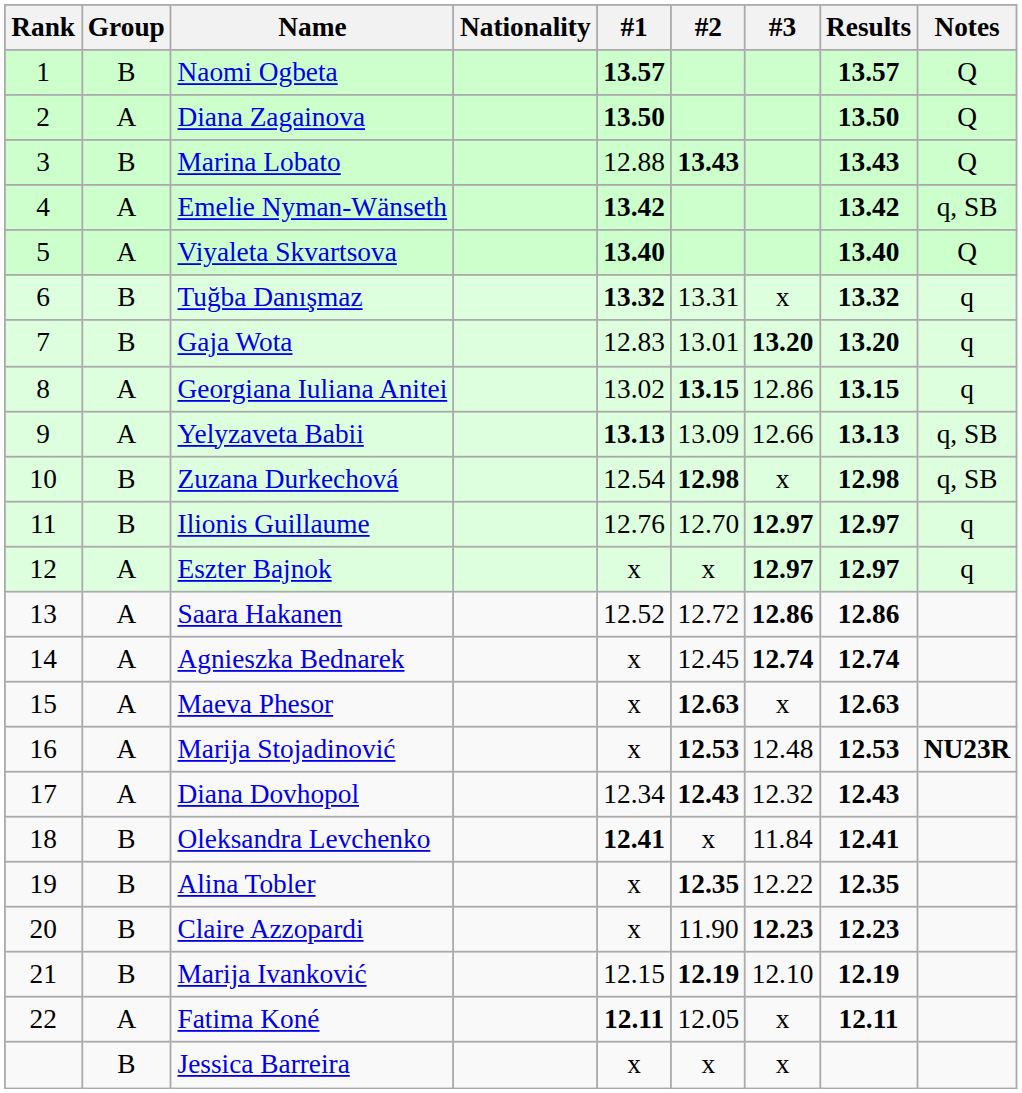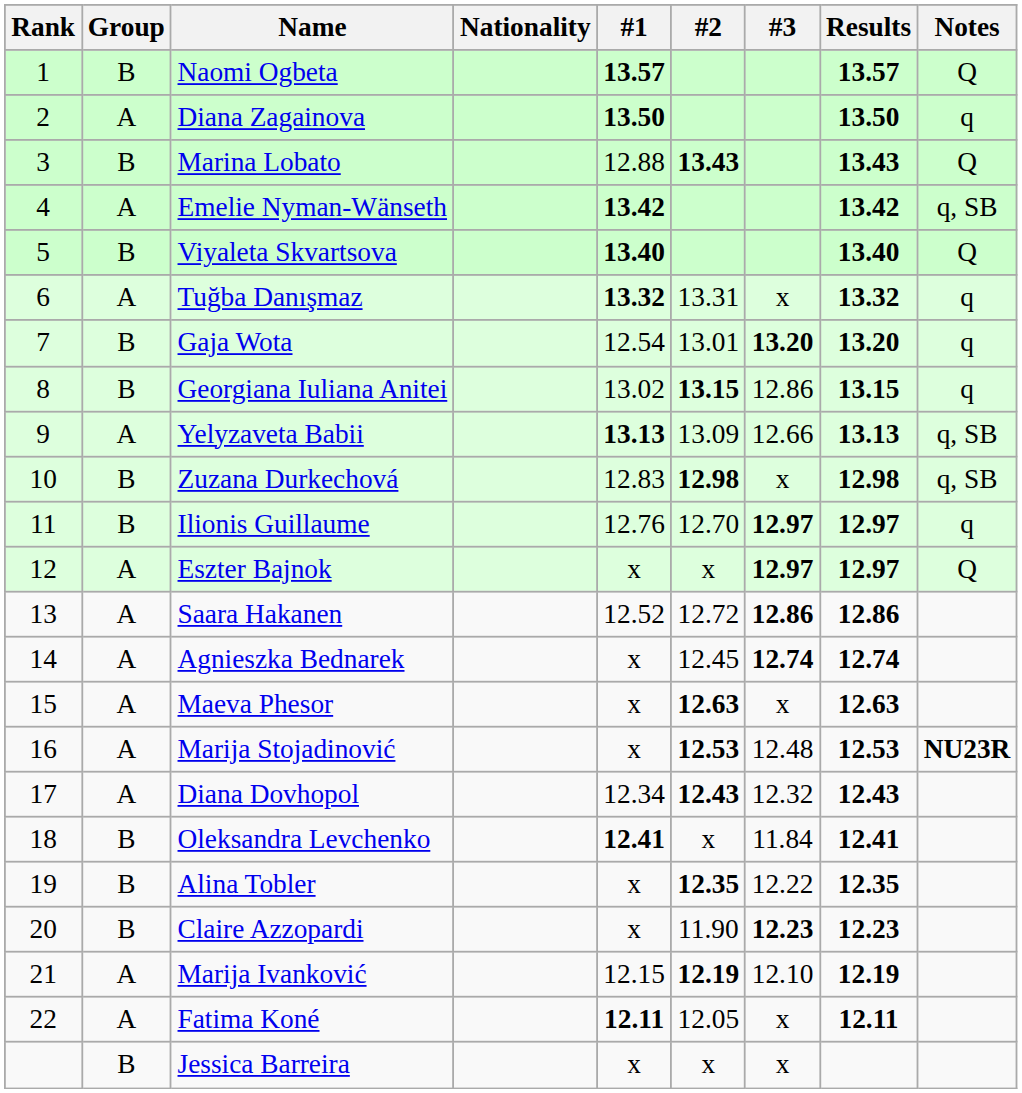(967, 117) Q -> (967, 117) q
(126, 252) A -> (126, 252) B
(126, 297) B -> (126, 297) A
(634, 343) 12.83 -> (634, 343) 12.54
(126, 388) A -> (126, 388) B
(634, 478) 12.54 -> (634, 478) 12.83
(967, 568) q -> (967, 568) Q
(126, 974) B -> (126, 974) A
